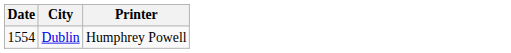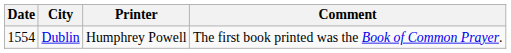+ column: (348, 15)
